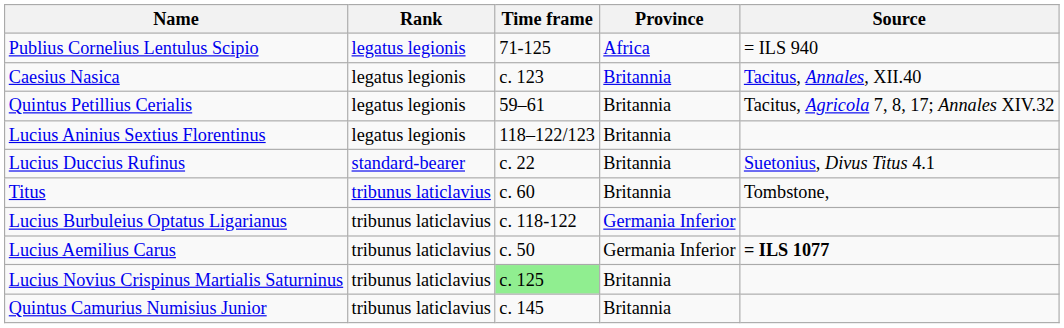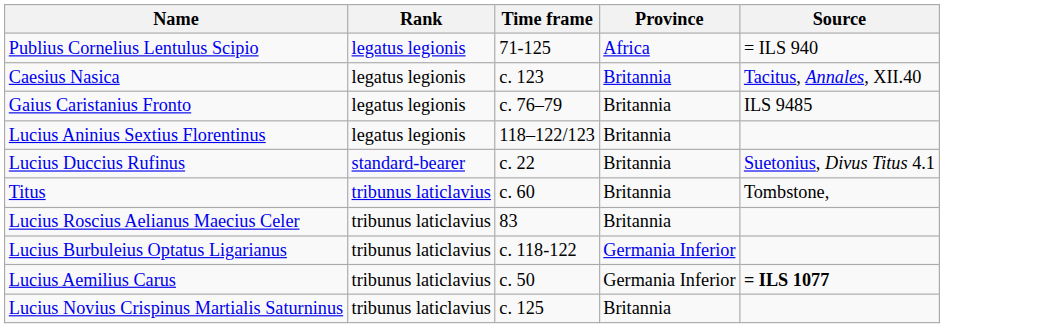- row: (100, 105)
+ row: (100, 105)
+ row: (154, 221)
(522, 279) lightgreen background -> (522, 308) no background
- row: (138, 308)
